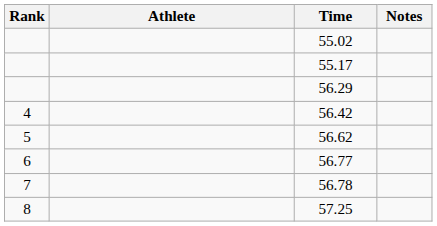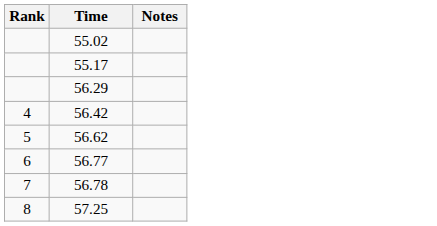- column: (172, 16)
